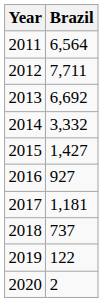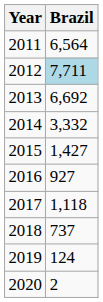(68, 71) no background -> (68, 71) lightblue background
(69, 204) 1,181 -> (68, 204) 1,118
(62, 257) 122 -> (62, 257) 124
